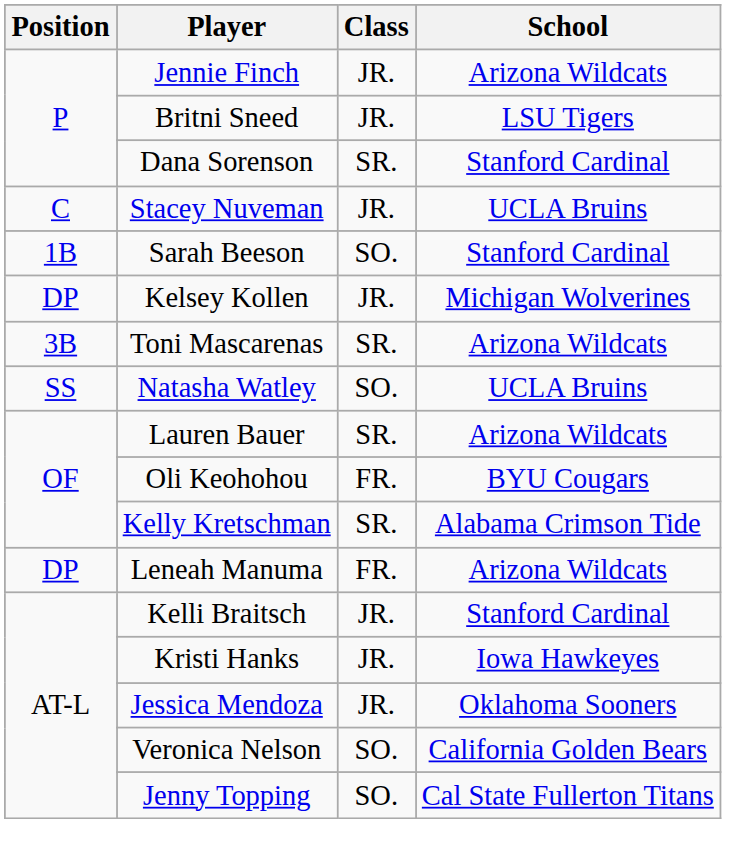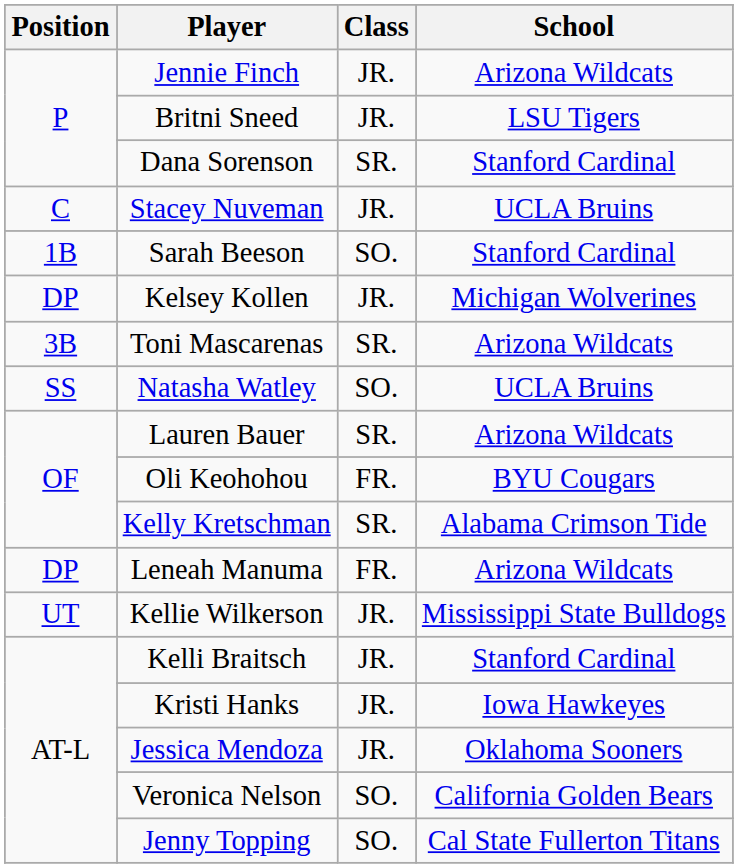+ row: (227, 614)
